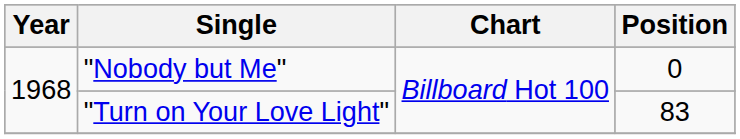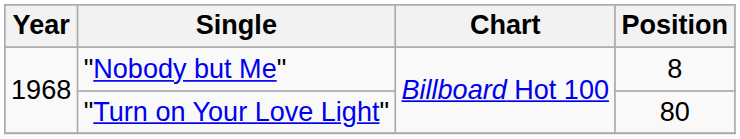(675, 68) 0 -> (675, 68) 8
(675, 111) 83 -> (675, 111) 80
